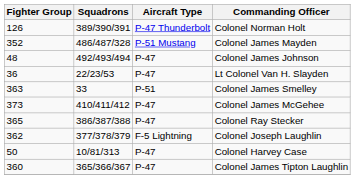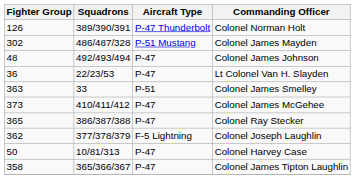(15, 43) 352 -> (15, 43) 302
(15, 167) 360 -> (15, 167) 358
